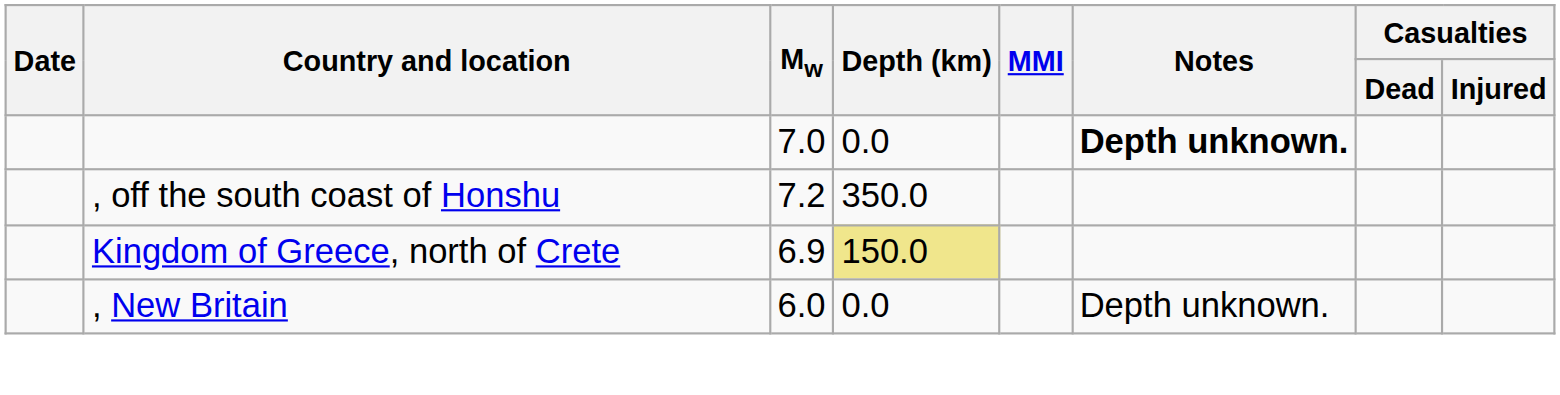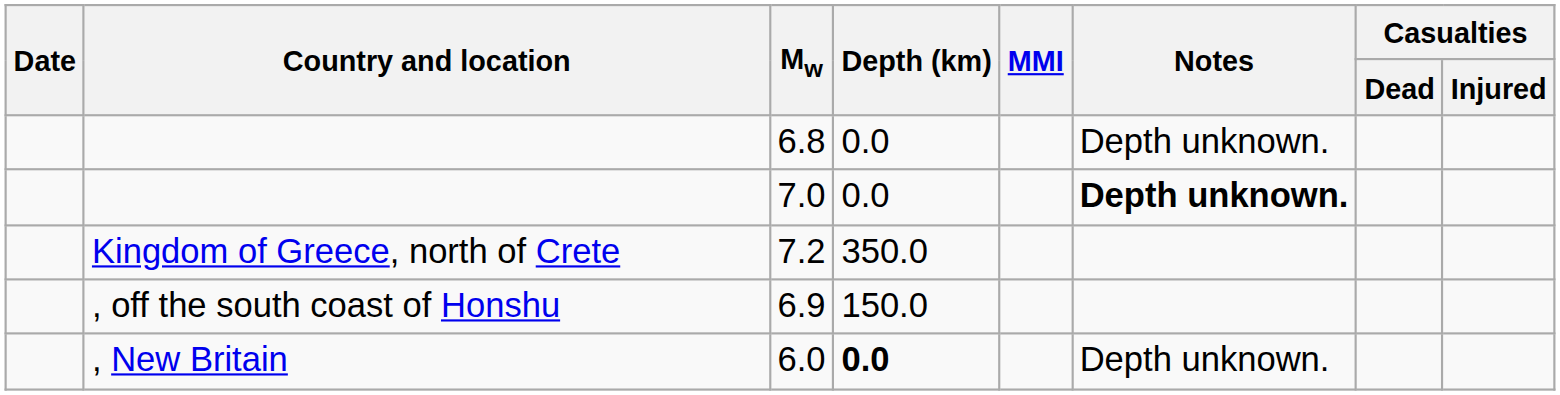+ row: (801, 141)
(326, 196) , off the south coast of Honshu -> (356, 251) Kingdom of Greece, north of Crete
(356, 251) Kingdom of Greece, north of Crete -> (326, 305) , off the south coast of Honshu
(885, 251) khaki background -> (885, 305) no background
(865, 305) normal -> (865, 360) bold
